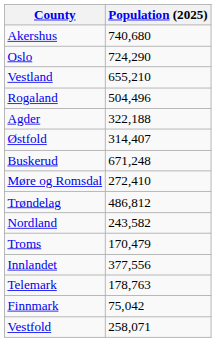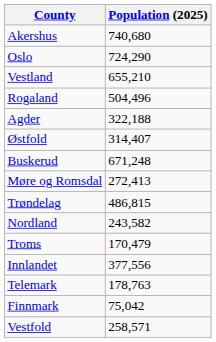(130, 181) 272,410 -> (130, 181) 272,413
(130, 202) 486,812 -> (130, 202) 486,815
(130, 327) 258,071 -> (130, 327) 258,571
